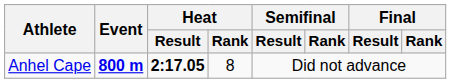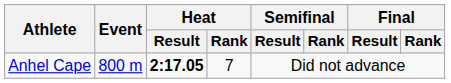(121, 66) bold -> (120, 66) normal
(230, 66) 8 -> (229, 66) 7
